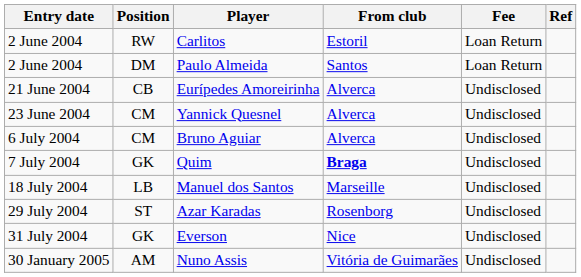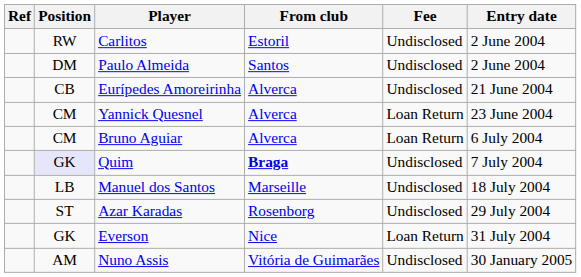columns swapped: (59, 16) <-> (561, 16)
(504, 41) Loan Return -> (424, 41) Undisclosed
(504, 65) Loan Return -> (424, 65) Undisclosed
(503, 114) Undisclosed -> (425, 114) Loan Return
(503, 138) Undisclosed -> (425, 138) Loan Return
(143, 162) no background -> (65, 162) lavender background
(503, 235) Undisclosed -> (425, 235) Loan Return
